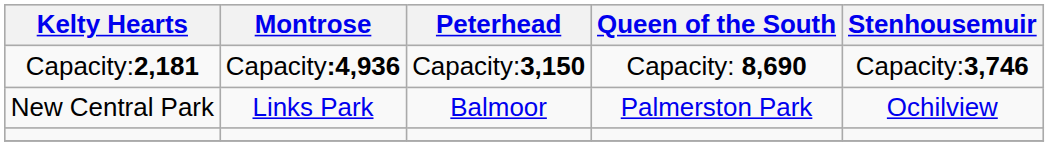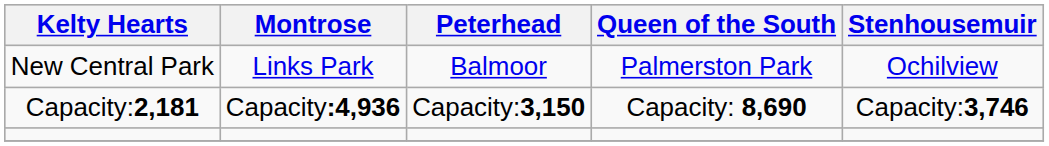rows swapped: (112, 107) <-> (112, 66)
